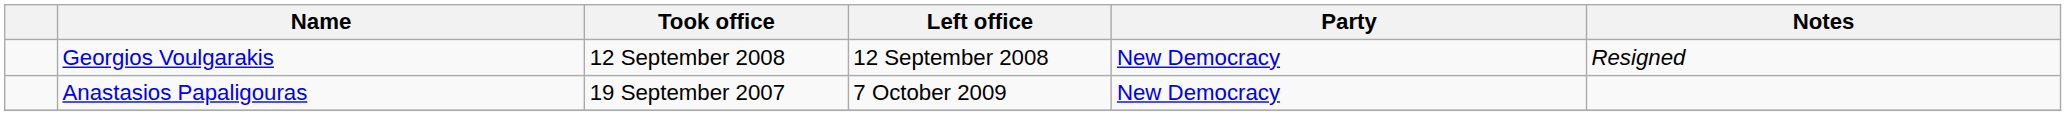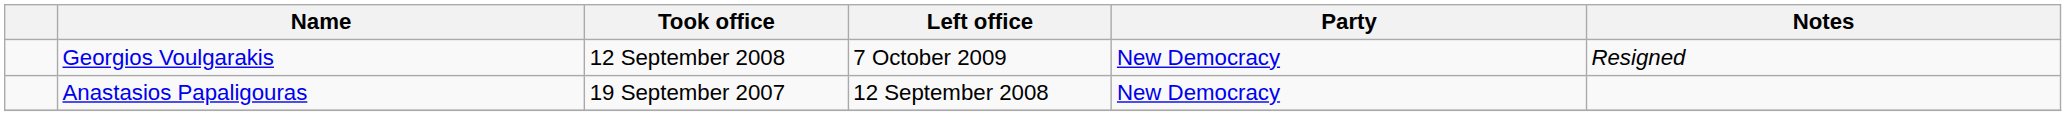(951, 57) 12 September 2008 -> (930, 57) 7 October 2009
(930, 92) 7 October 2009 -> (951, 92) 12 September 2008
